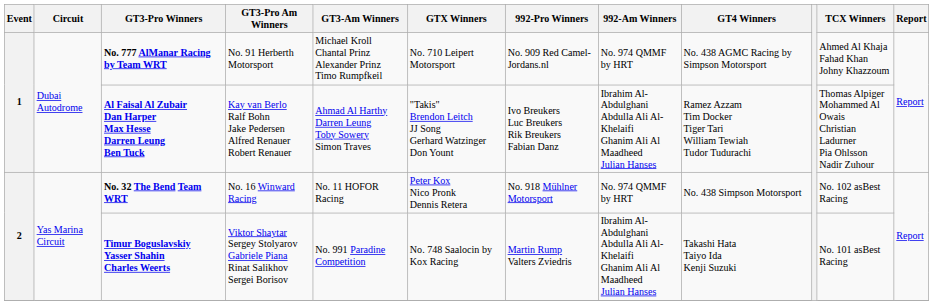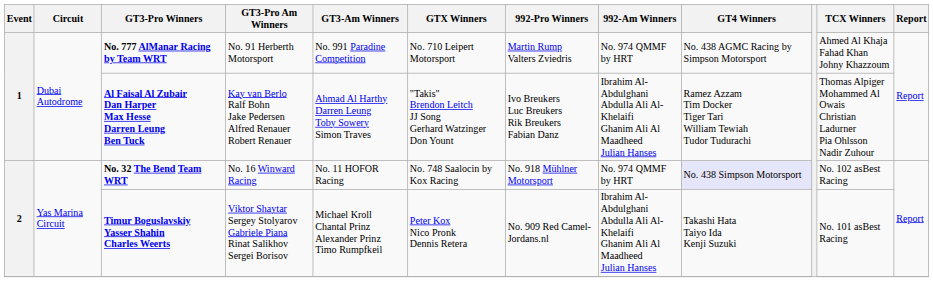(349, 58) Michael Kroll Chantal Prinz Alexander Prinz Timo Rumpfkeil -> (350, 52) No. 991 Paradine Competition
(549, 58) No. 909 Red Camel-Jordans.nl -> (540, 52) Martin Rump Valters Zviedris
(438, 192) Peter Kox Nico Pronk Dennis Retera -> (451, 174) No. 748 Saalocin by Kox Racing
(743, 192) no background -> (743, 174) lavender background
(350, 256) No. 991 Paradine Competition -> (349, 232) Michael Kroll Chantal Prinz Alexander Prinz Timo Rumpfkeil
(451, 256) No. 748 Saalocin by Kox Racing -> (438, 232) Peter Kox Nico Pronk Dennis Retera
(540, 256) Martin Rump Valters Zviedris -> (549, 232) No. 909 Red Camel-Jordans.nl
